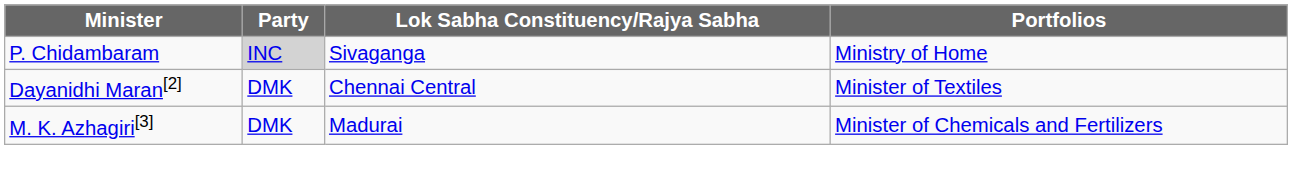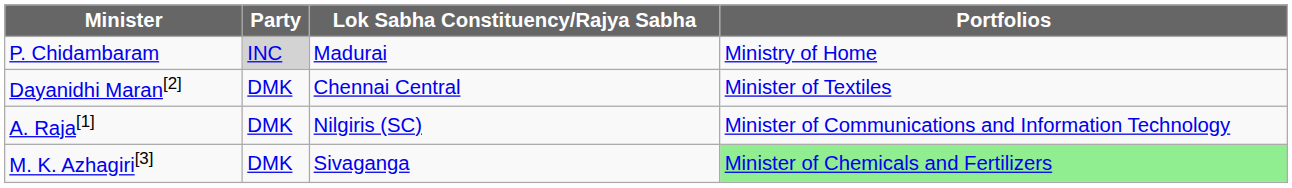(377, 52) Sivaganga -> (350, 52) Madurai
+ row: (52, 125)
(366, 125) Madurai -> (362, 163) Sivaganga
(999, 125) no background -> (888, 163) lightgreen background
